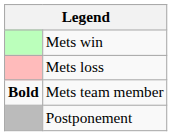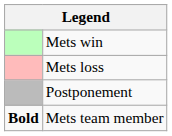rows swapped: (89, 118) <-> (105, 93)
